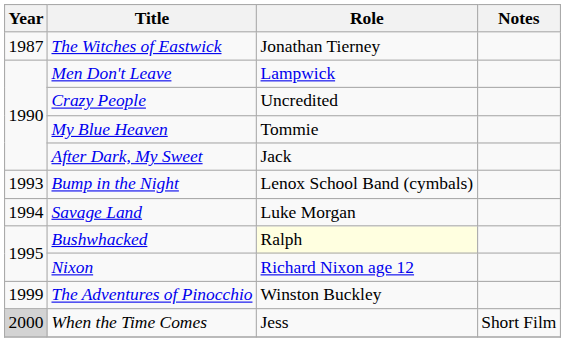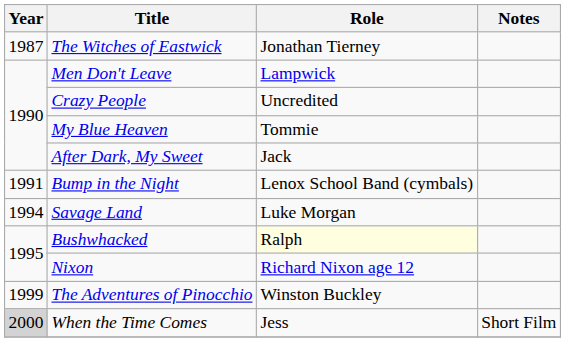(26, 184) 1993 -> (26, 184) 1991
